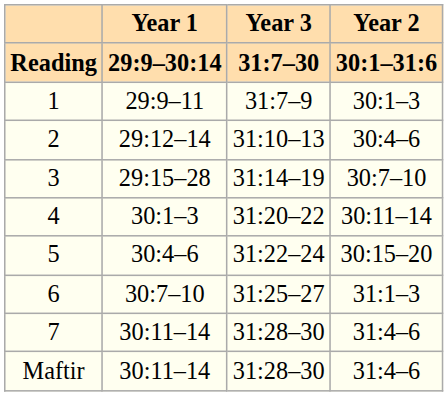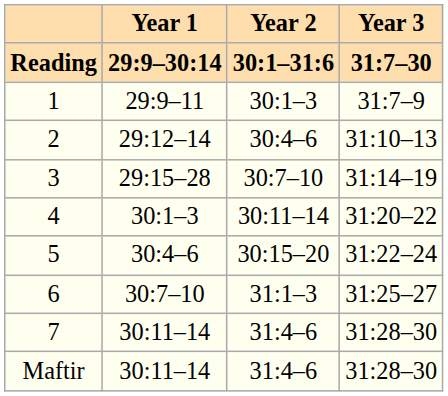columns swapped: (387, 62) <-> (279, 62)
